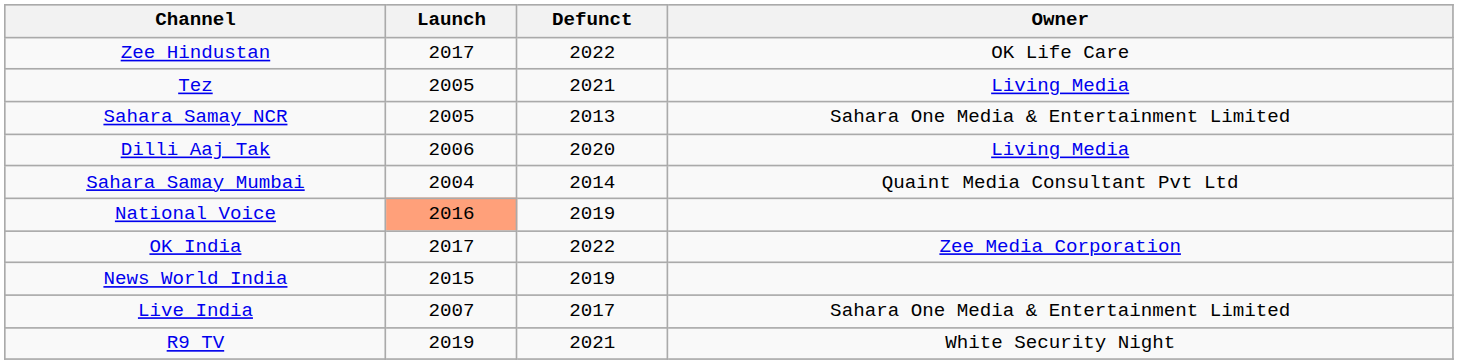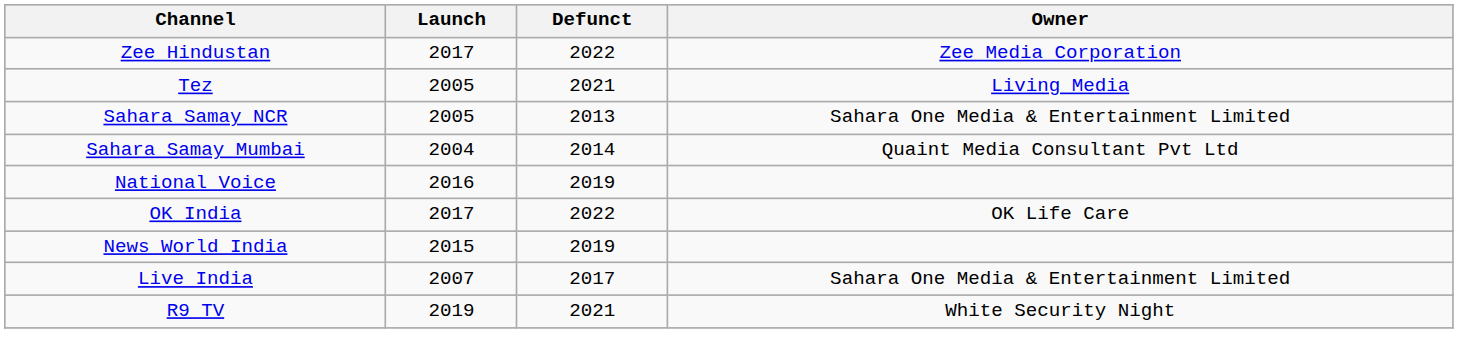(1060, 53) OK Life Care -> (1060, 53) Zee Media Corporation
- row: (195, 150)
(452, 214) lightsalmon background -> (452, 182) no background
(1060, 246) Zee Media Corporation -> (1060, 214) OK Life Care
